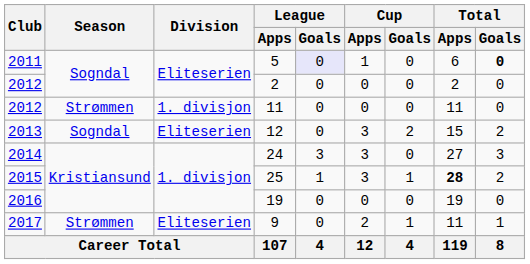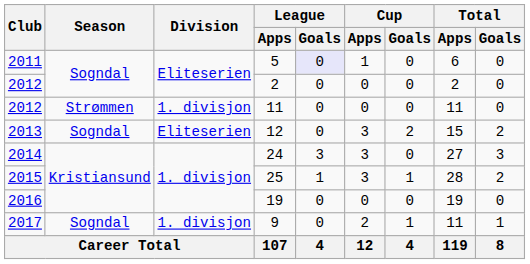(500, 62) bold -> (500, 62) normal
(455, 178) bold -> (455, 178) normal
(100, 224) Strømmen -> (100, 224) Sogndal
(204, 224) Eliteserien -> (204, 224) 1. divisjon
